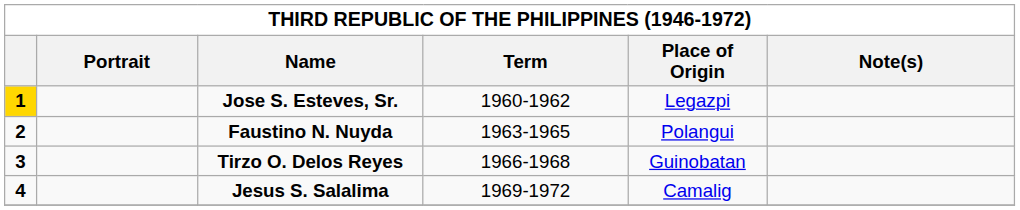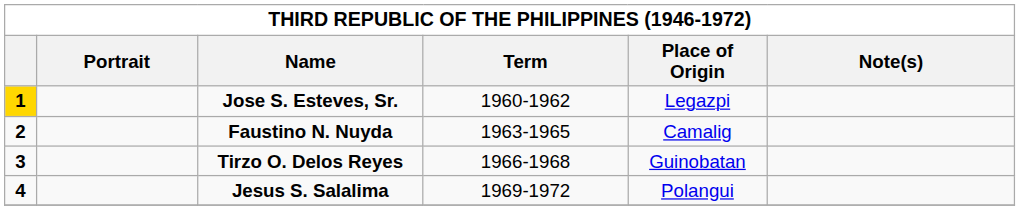(697, 131) Polangui -> (697, 131) Camalig
(697, 190) Camalig -> (697, 190) Polangui
